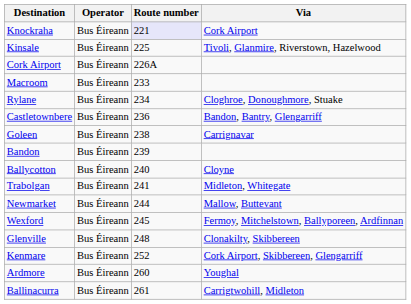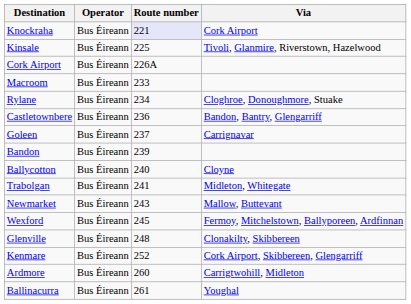(142, 134) 238 -> (142, 134) 237
(142, 204) 244 -> (142, 204) 243
(221, 273) Youghal -> (254, 273) Carrigtwohill, Midleton
(254, 290) Carrigtwohill, Midleton -> (221, 290) Youghal
